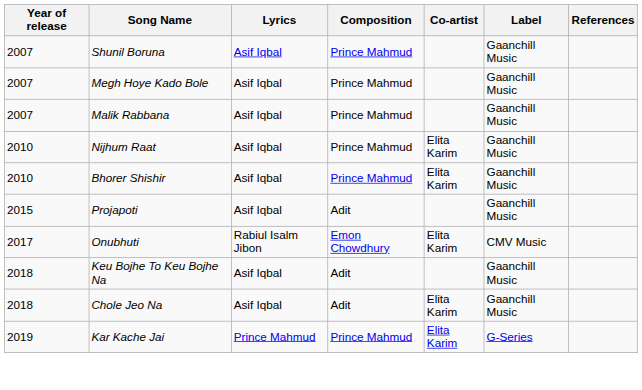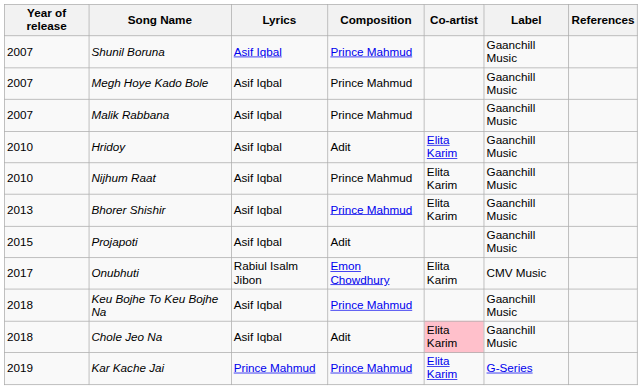+ row: (108, 146)
(20, 178) 2010 -> (20, 210) 2013
(340, 273) Adit -> (371, 305) Prince Mahmud
(442, 305) no background -> (442, 336) pink background
